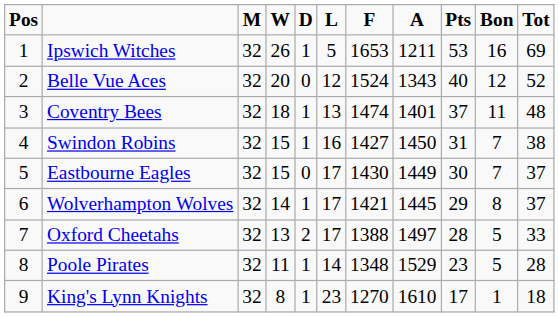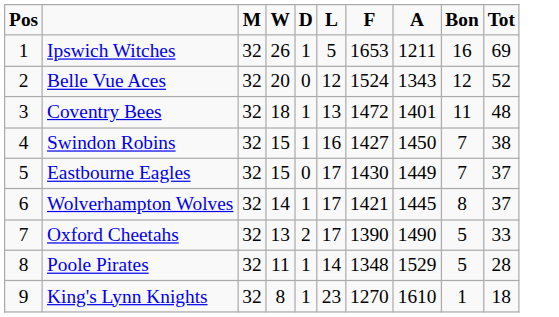- column: (458, 19)
(369, 111) 1474 -> (369, 111) 1472
(369, 234) 1388 -> (369, 234) 1390
(417, 234) 1497 -> (417, 234) 1490
